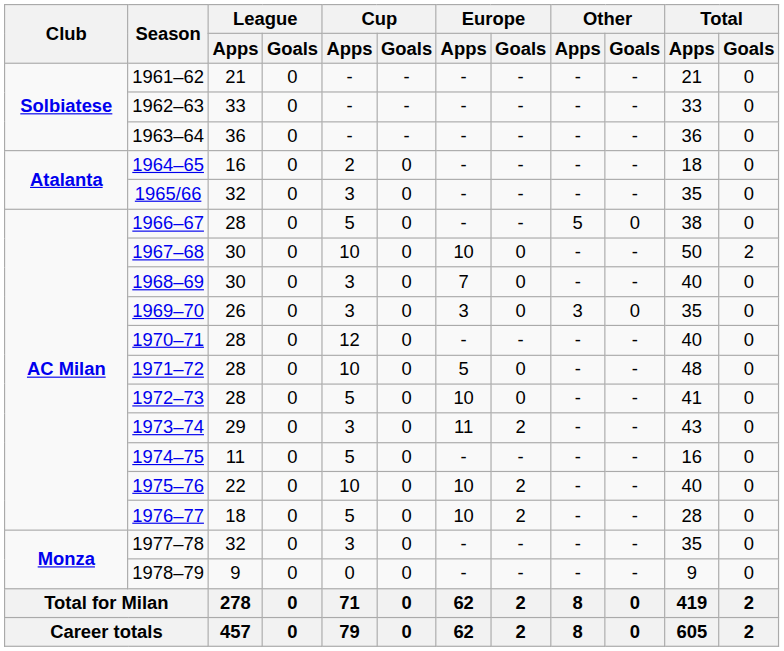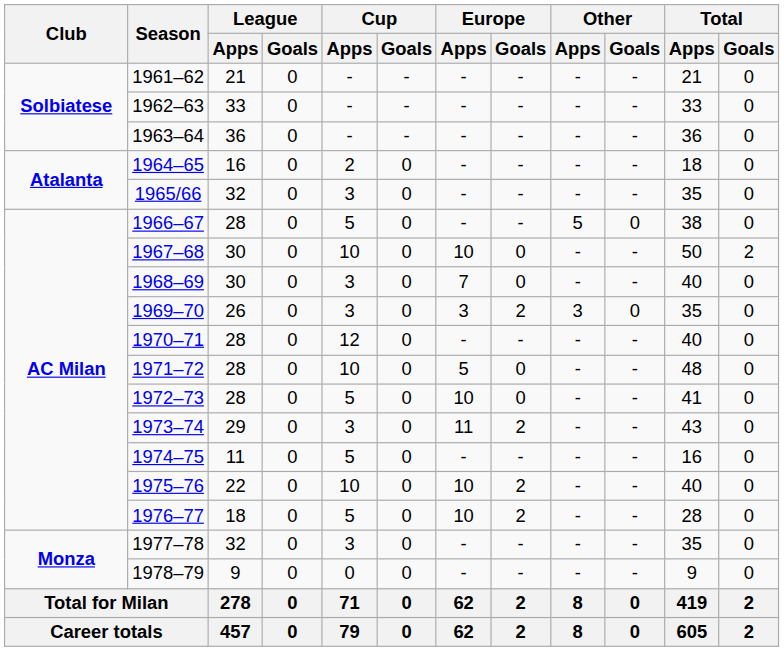(521, 310) 0 -> (521, 310) 2
